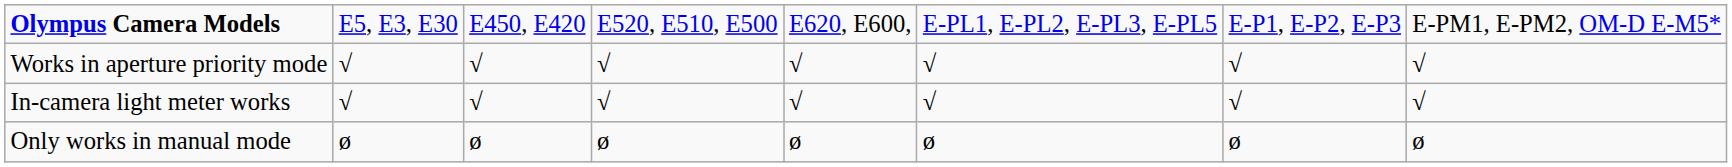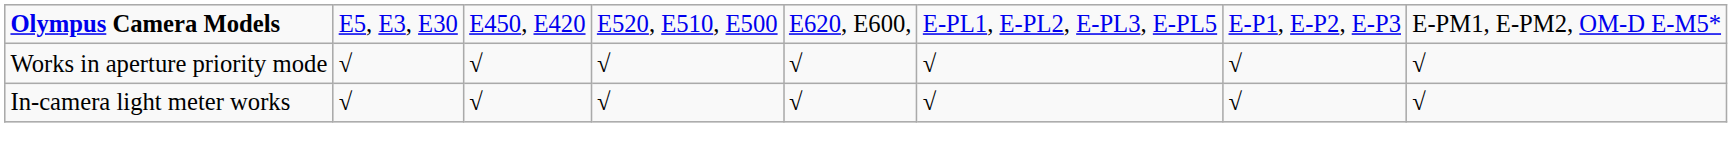- row: (151, 141)
